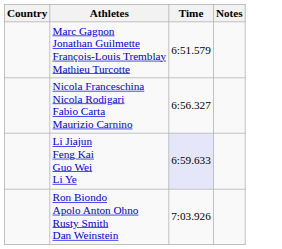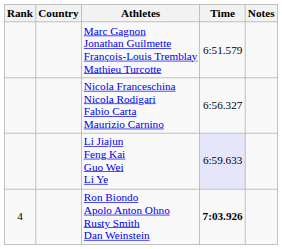+ column: (20, 13)
(191, 216) normal -> (223, 216) bold
